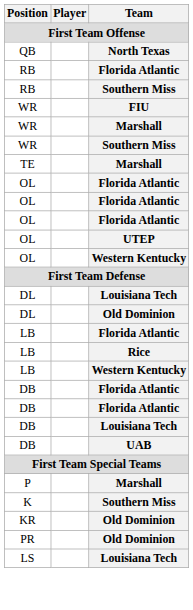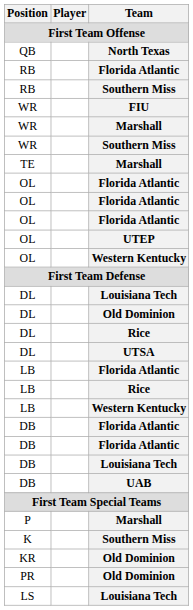+ row: (27, 333)
+ row: (27, 351)
